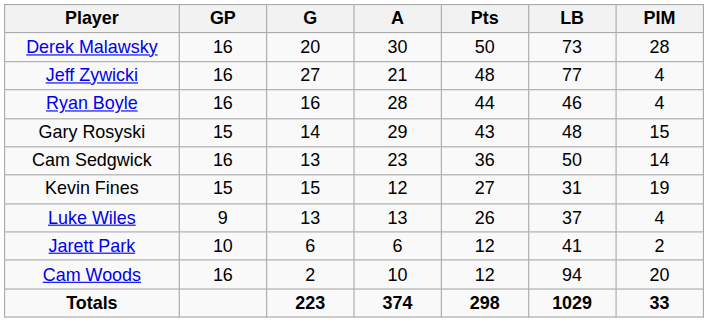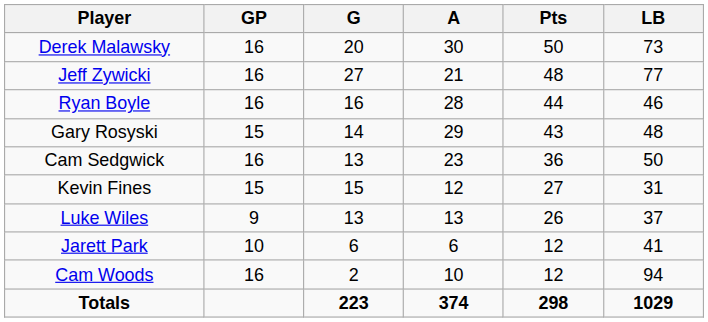- column: (659, 18)
